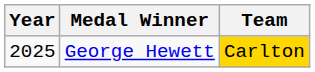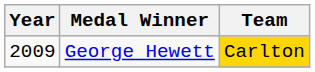(32, 52) 2025 -> (32, 52) 2009
